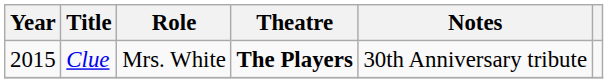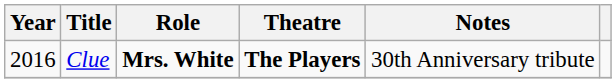(33, 58) 2015 -> (33, 58) 2016
(174, 58) normal -> (178, 58) bold
